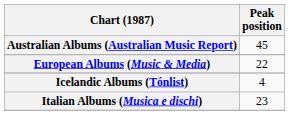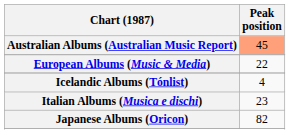(262, 45) no background -> (262, 45) lightsalmon background
+ row: (122, 119)
